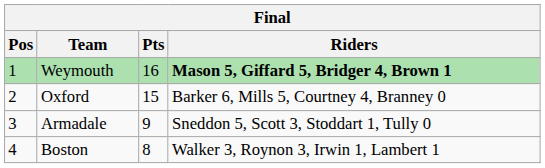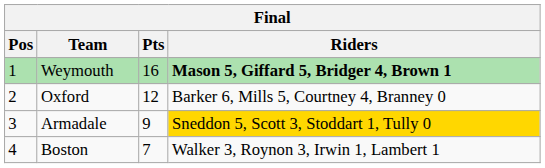(151, 96) 15 -> (151, 96) 12
(302, 123) no background -> (302, 123) gold background
(146, 149) 8 -> (146, 149) 7
